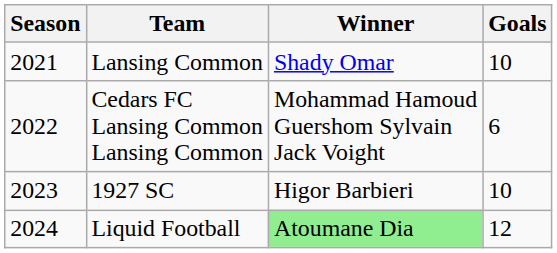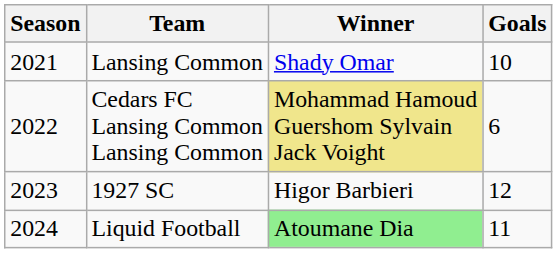(376, 125) no background -> (376, 125) khaki background
(500, 190) 10 -> (500, 190) 12
(500, 228) 12 -> (500, 228) 11
